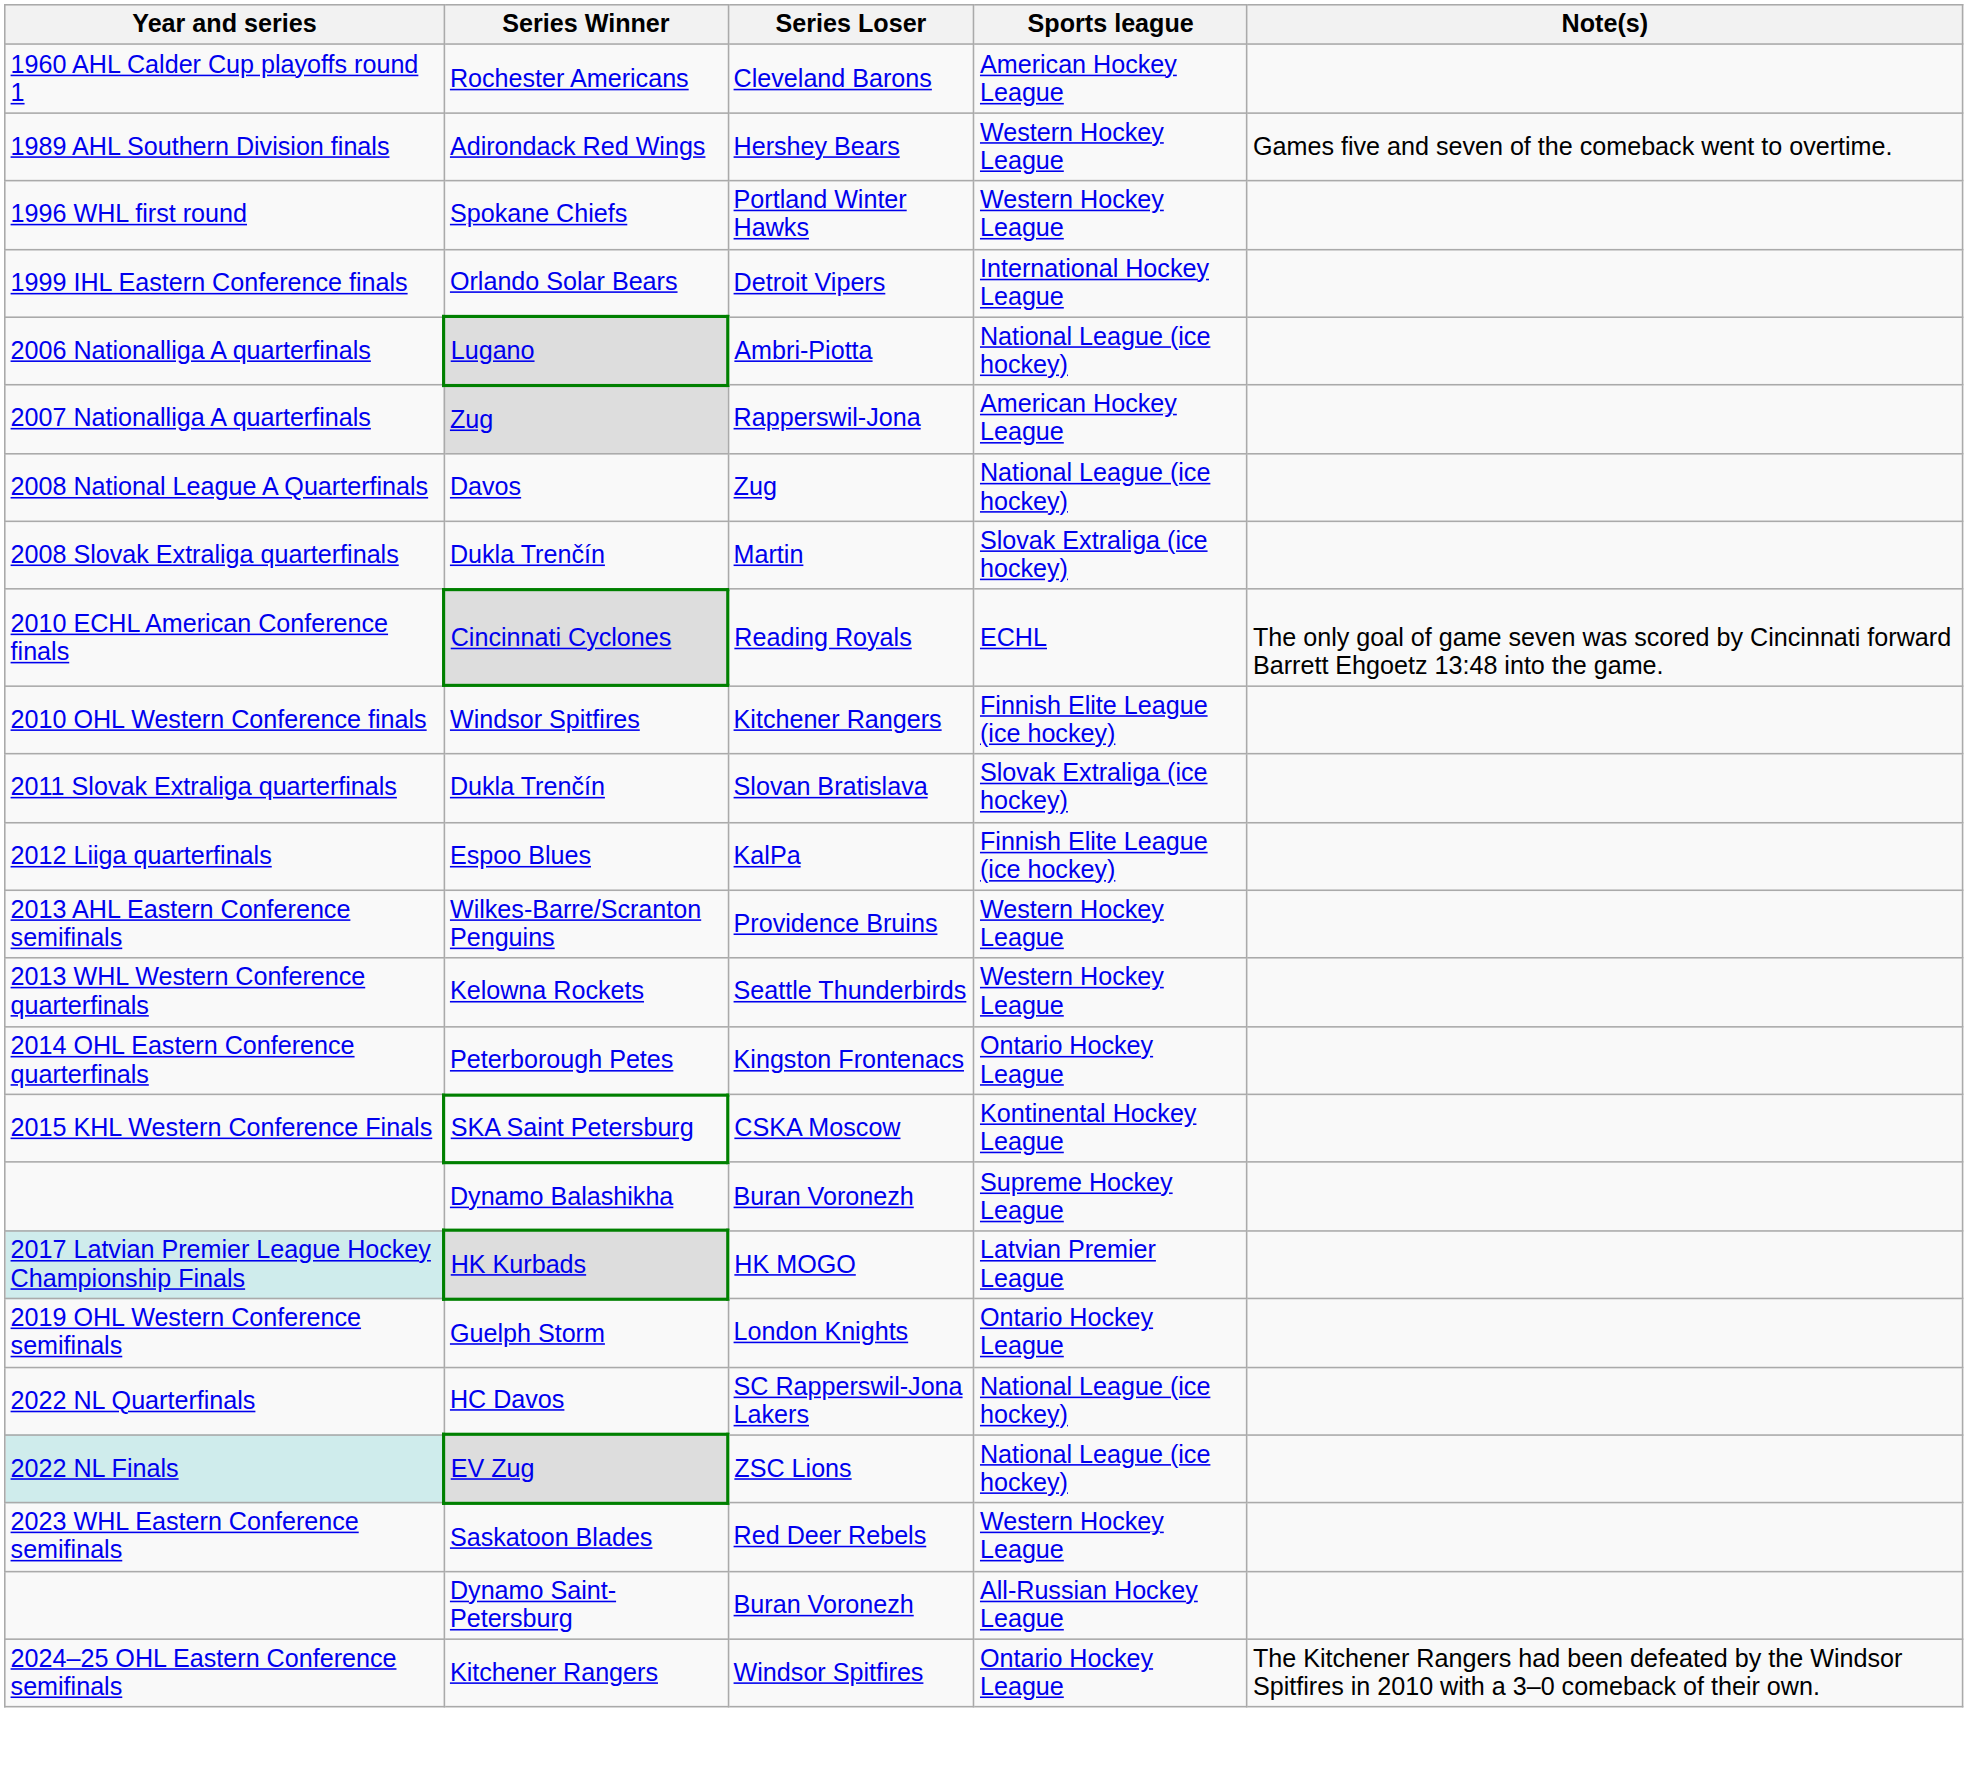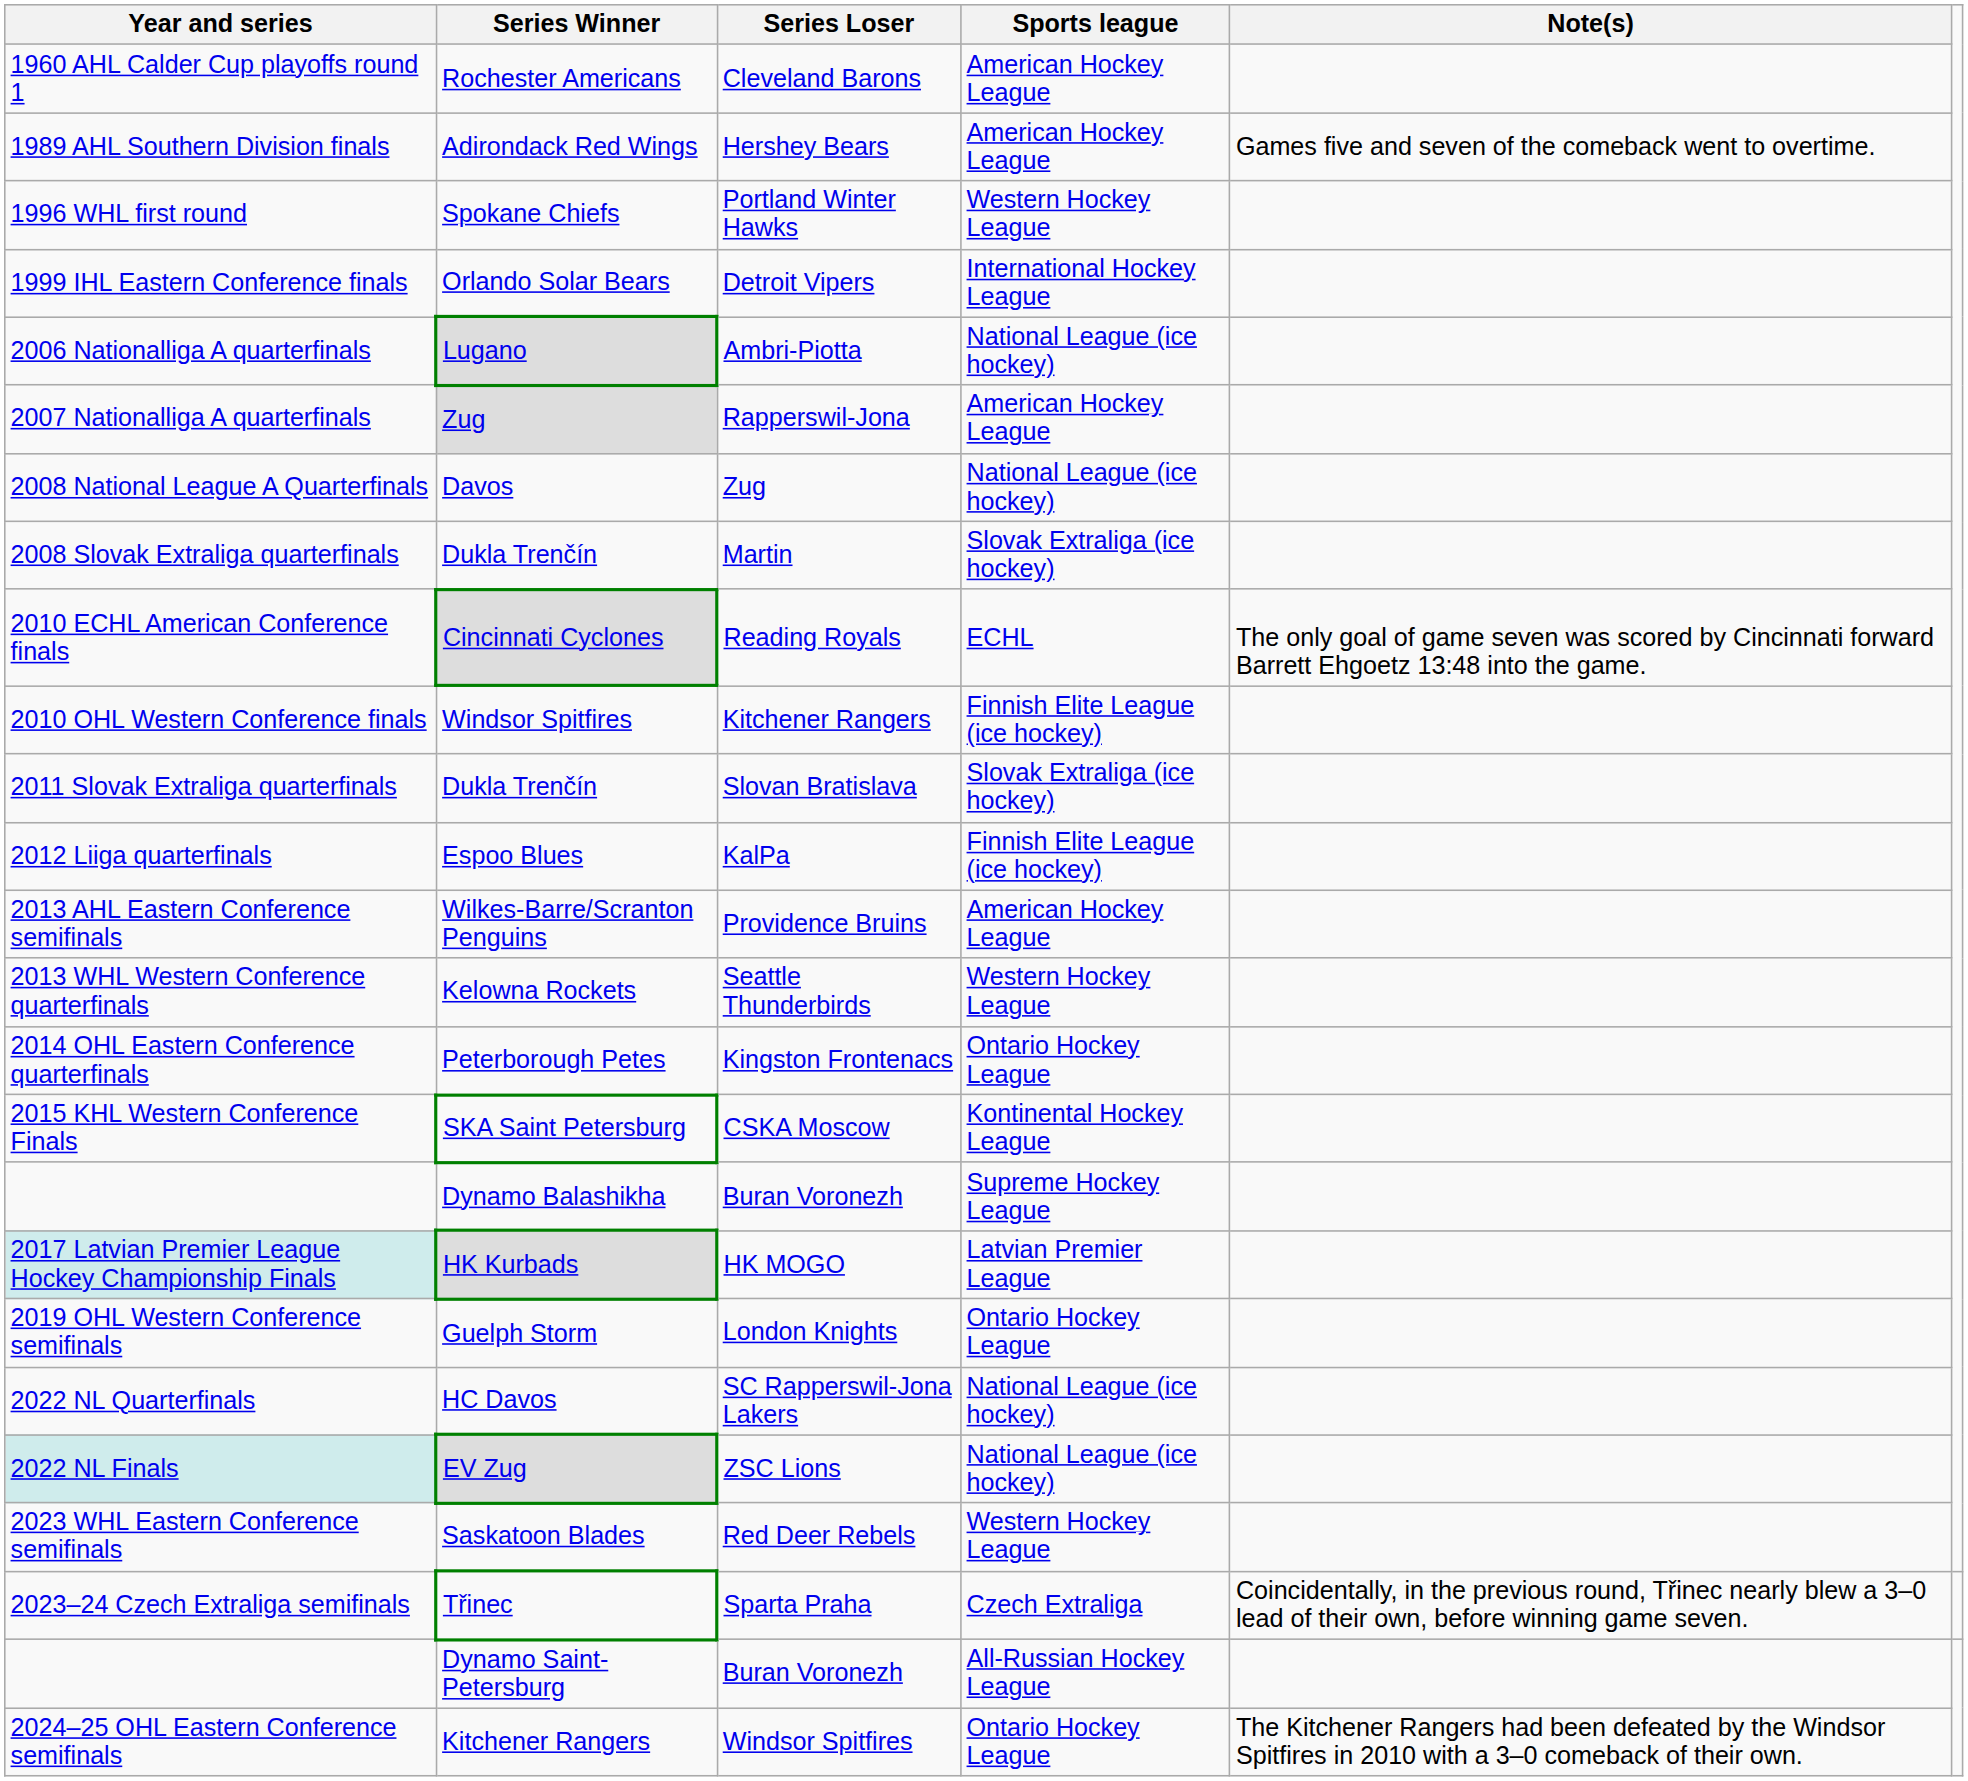(1072, 146) Western Hockey League -> (1065, 146) American Hockey League
(1072, 923) Western Hockey League -> (1065, 923) American Hockey League
+ row: (210, 1604)
